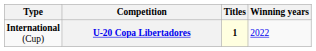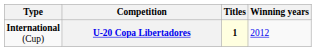(260, 33) 2022 -> (260, 33) 2012
